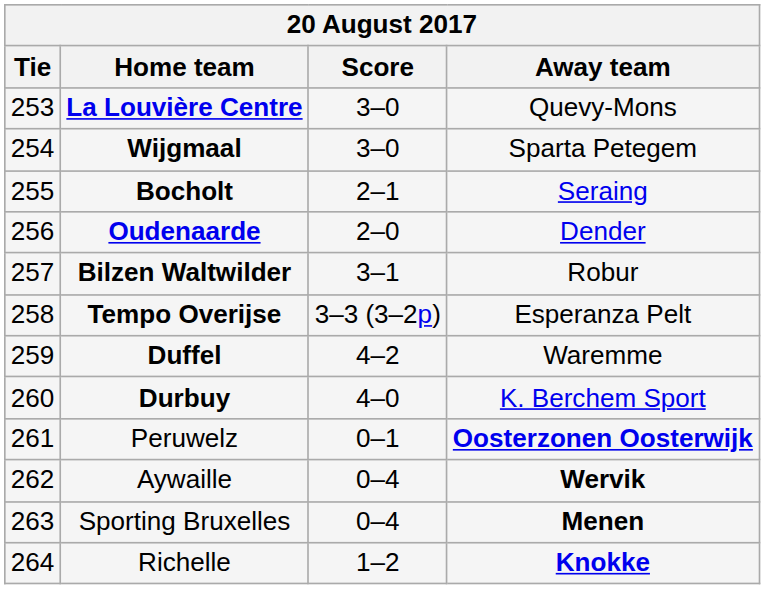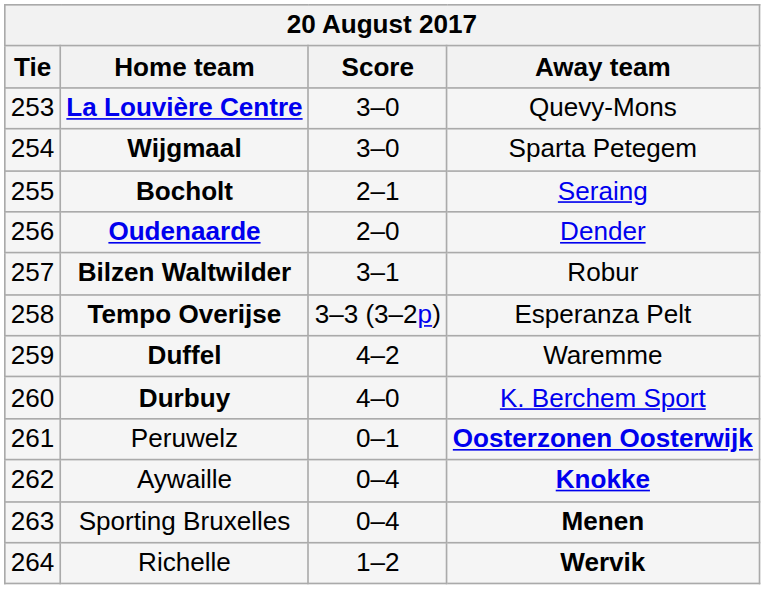(603, 480) Wervik -> (603, 480) Knokke
(603, 562) Knokke -> (603, 562) Wervik
